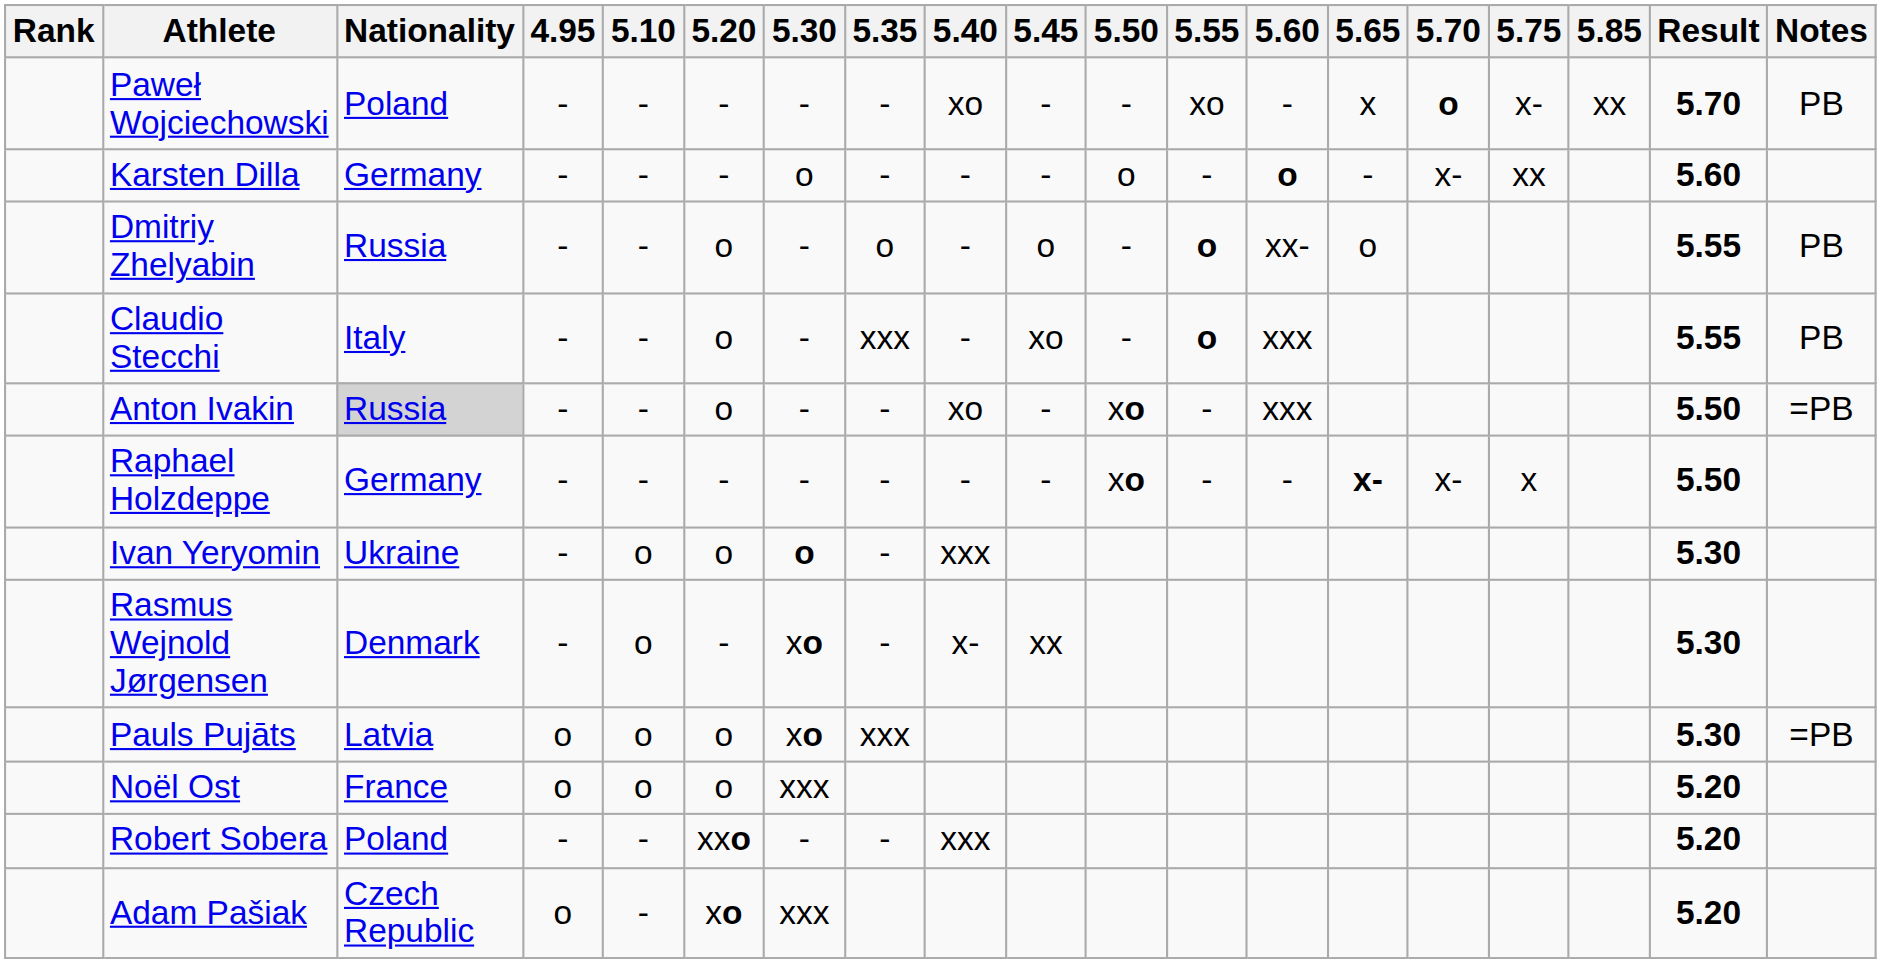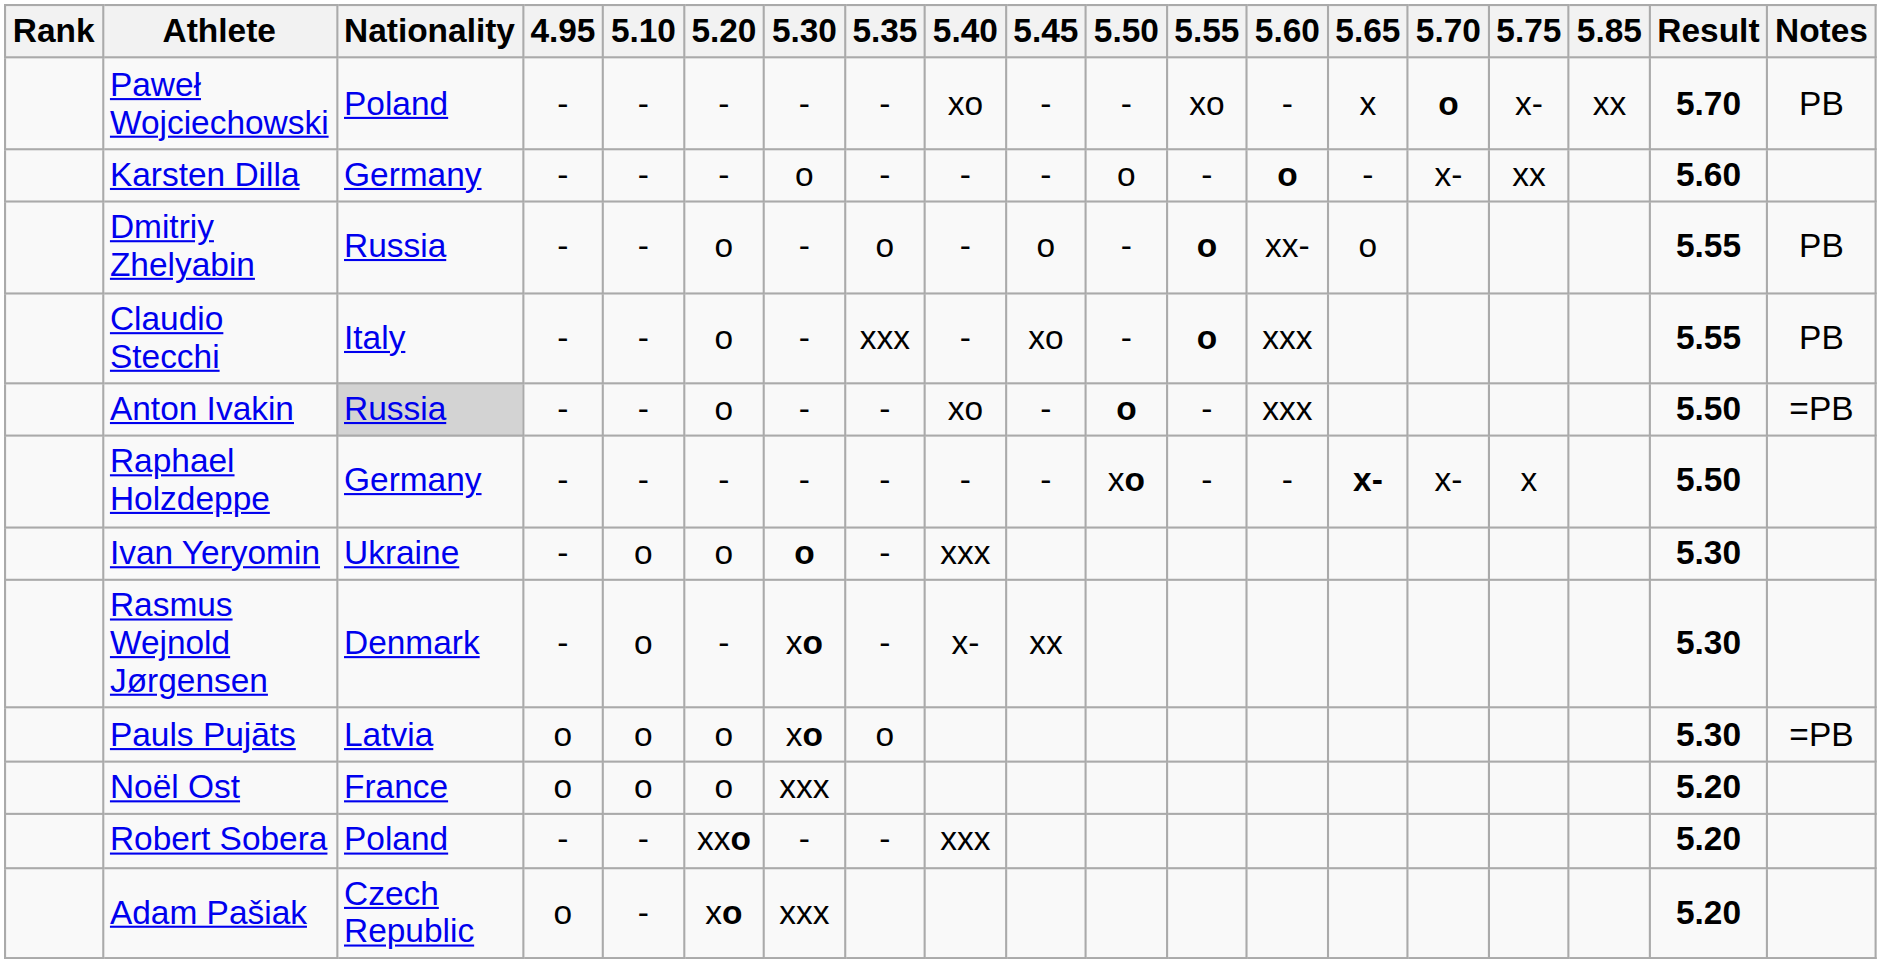(1126, 409) xo -> (1126, 409) o
(885, 734) xxx -> (885, 734) o
